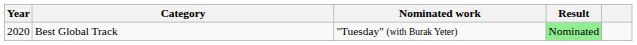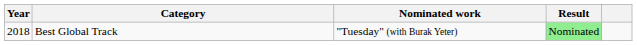(18, 31) 2020 -> (18, 31) 2018
